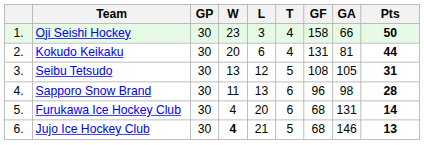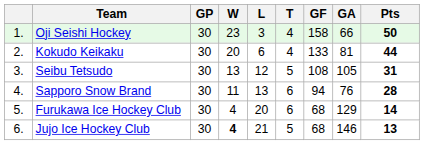(318, 52) 131 -> (318, 52) 133
(318, 91) 96 -> (318, 91) 94
(347, 91) 98 -> (347, 91) 76
(347, 110) 131 -> (347, 110) 129
